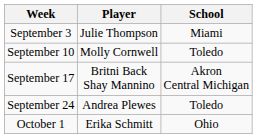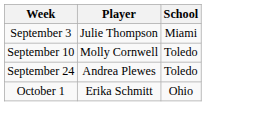- row: (41, 78)
